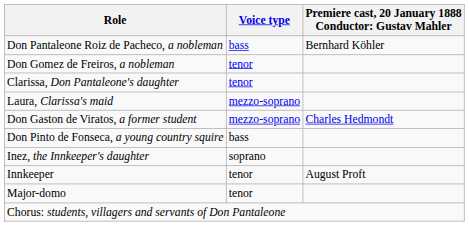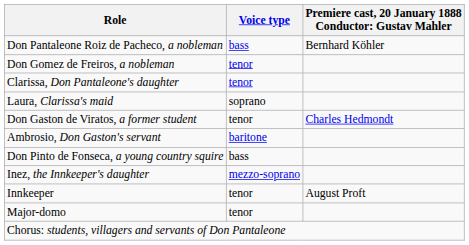(264, 100) mezzo-soprano -> (247, 100) soprano
(264, 119) mezzo-soprano -> (241, 119) tenor
+ row: (84, 138)
(247, 156) soprano -> (264, 175) mezzo-soprano
